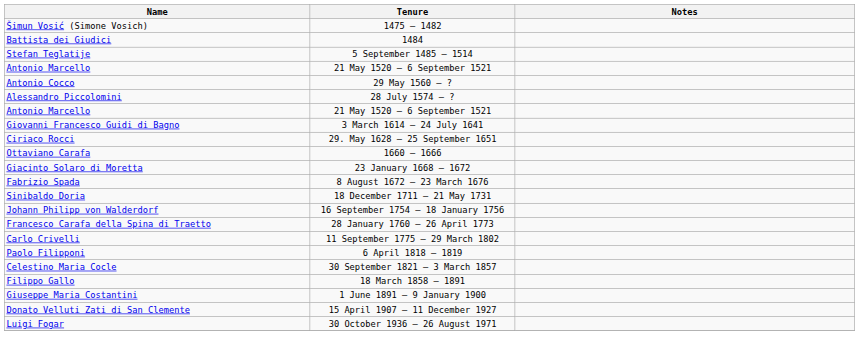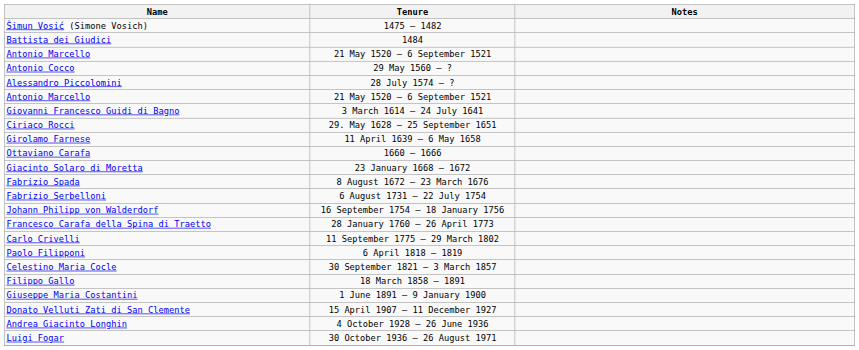- row: (48, 54)
+ row: (48, 139)
- row: (46, 196)
+ row: (56, 196)
+ row: (67, 324)
